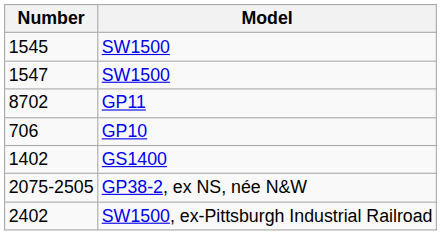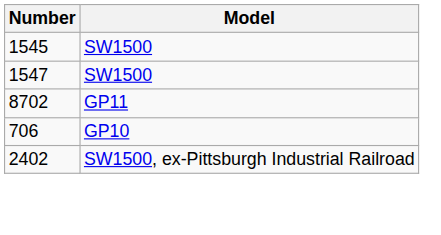- row: (28, 159)
- row: (51, 187)
